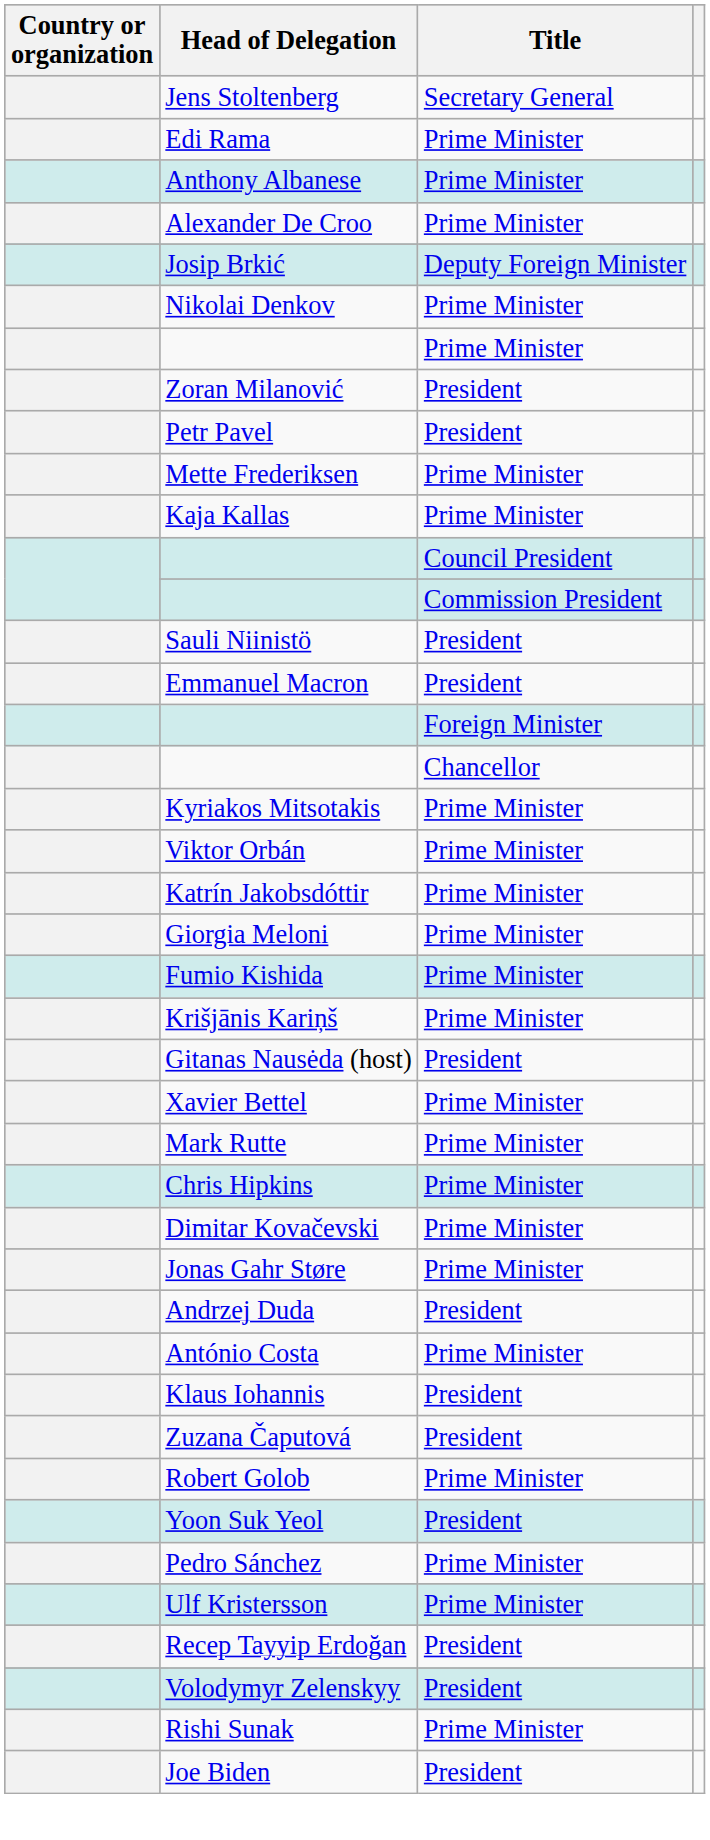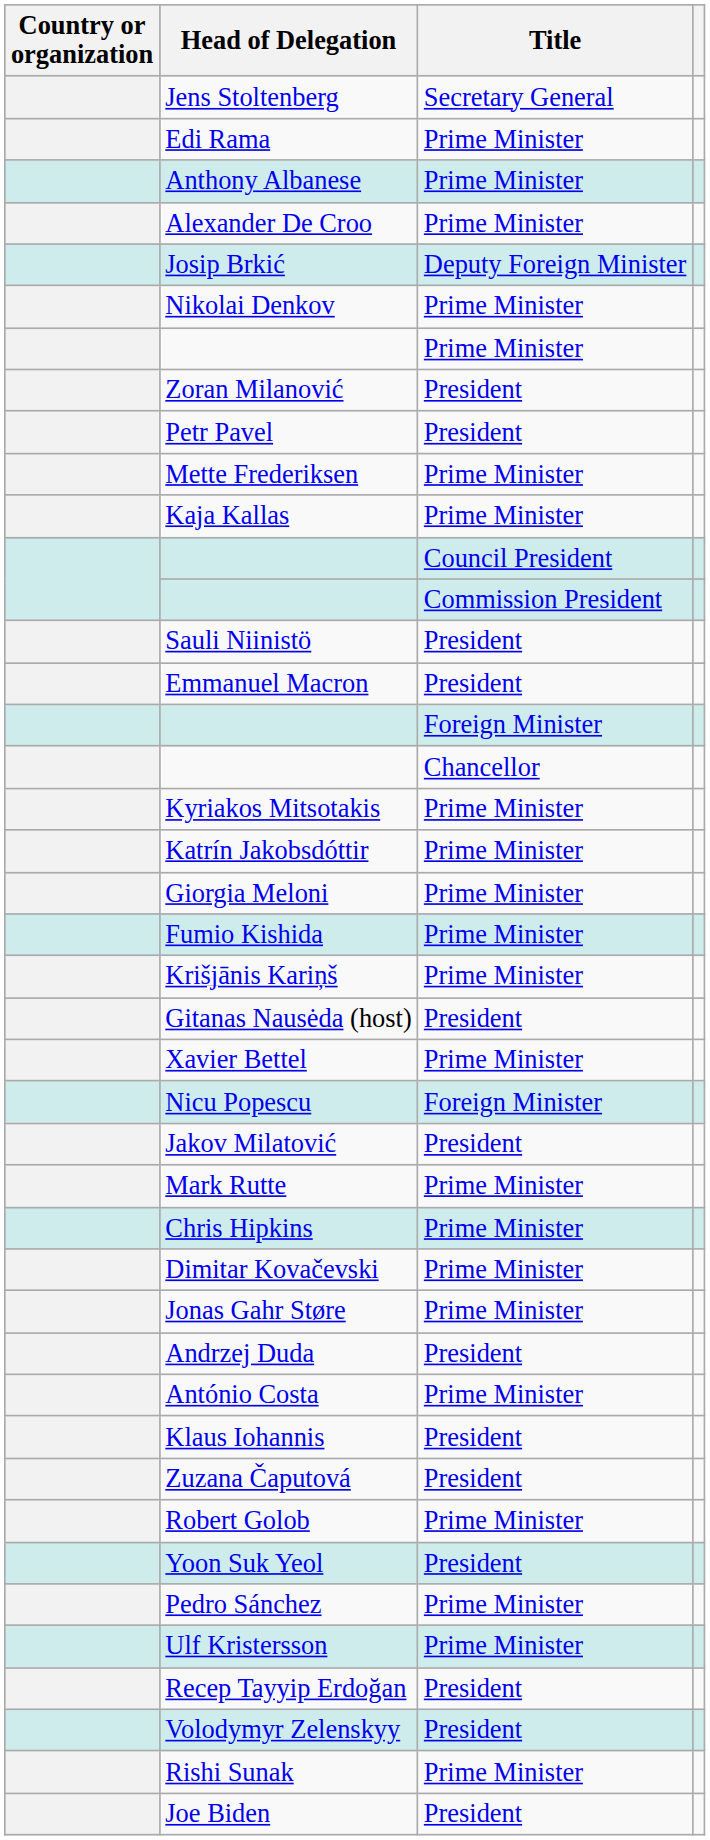- row: (235, 850)
+ row: (238, 1101)
+ row: (251, 1143)
